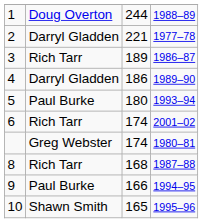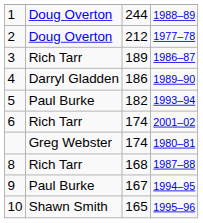(74, 36) Darryl Gladden -> (70, 36) Doug Overton
(136, 36) 221 -> (136, 36) 212
(136, 100) 180 -> (136, 100) 182
(136, 185) 166 -> (136, 185) 167
